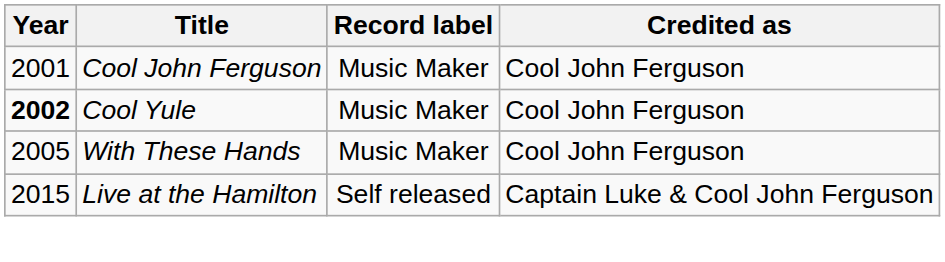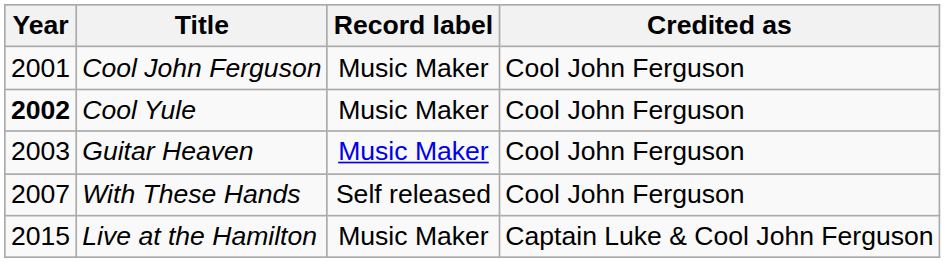+ row: (168, 151)
(40, 151) 2005 -> (40, 194) 2007
(413, 151) Music Maker -> (413, 194) Self released
(413, 194) Self released -> (413, 236) Music Maker
